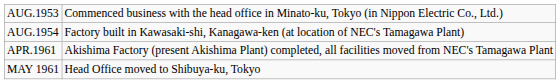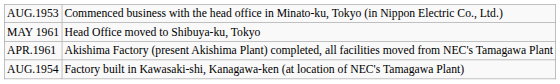rows swapped: (33, 32) <-> (33, 69)
